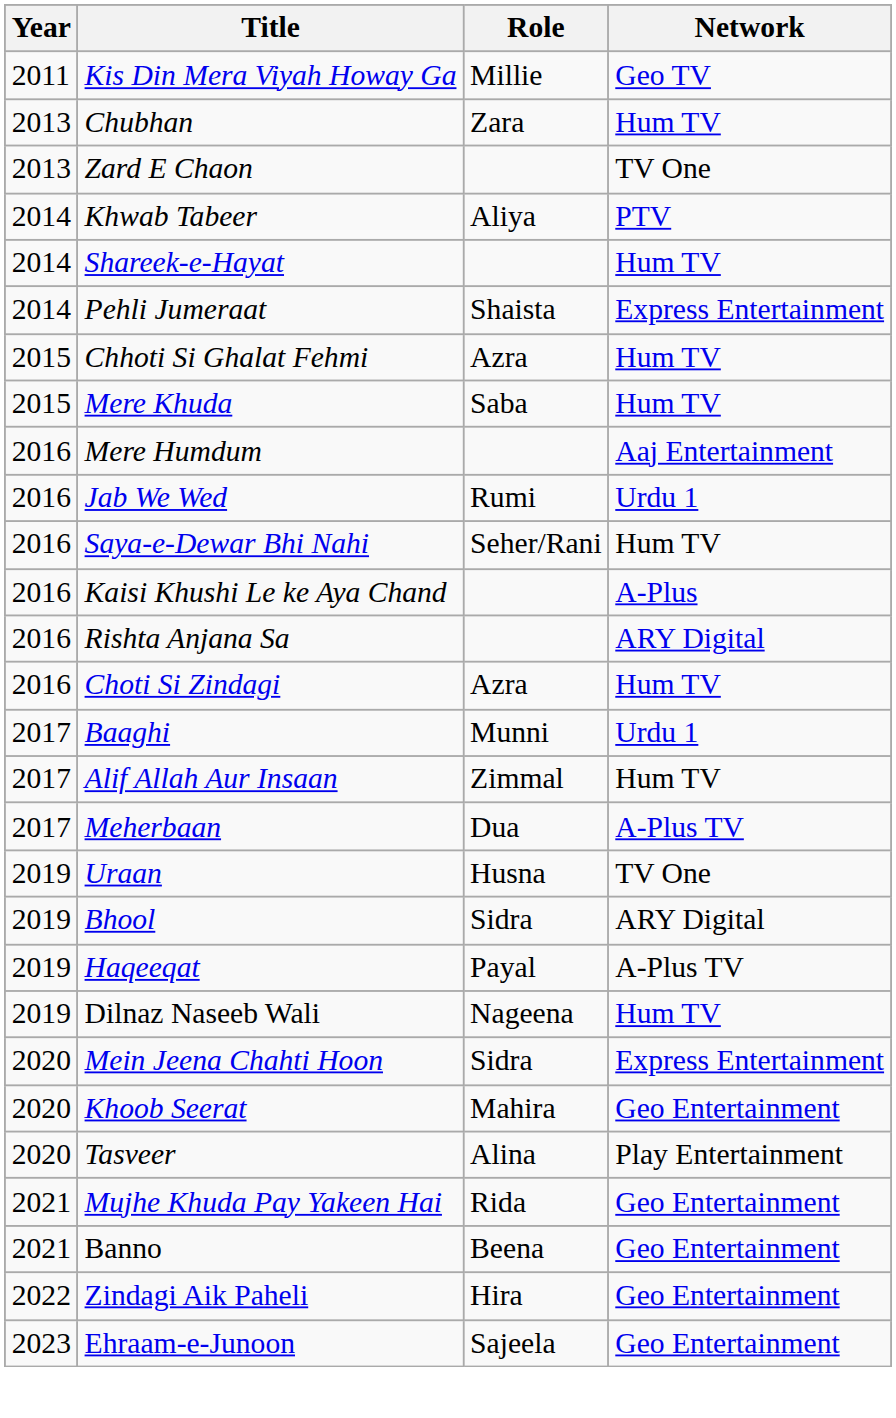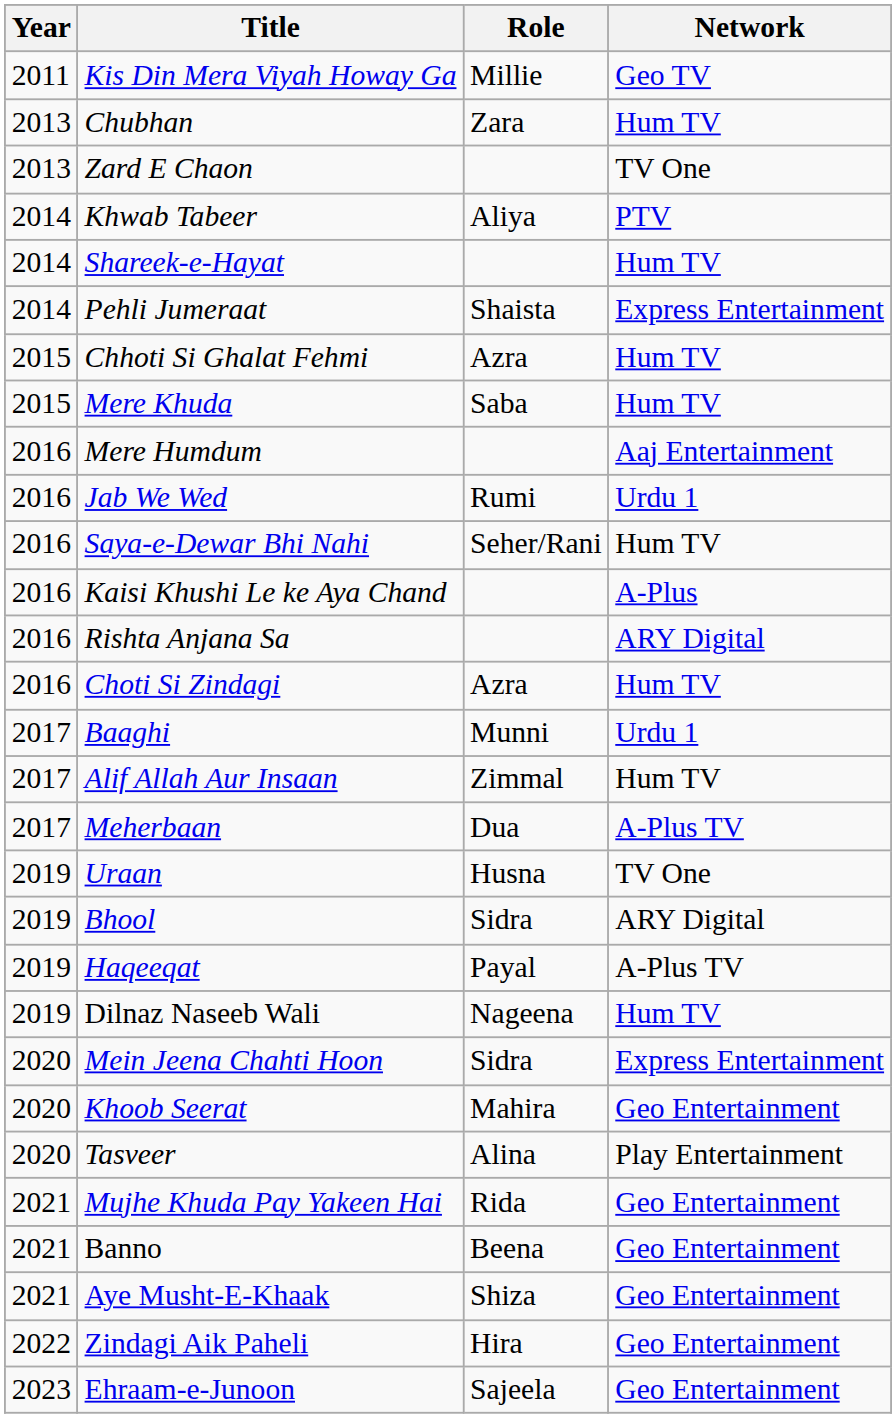+ row: (207, 1295)
